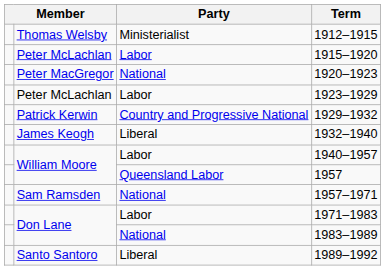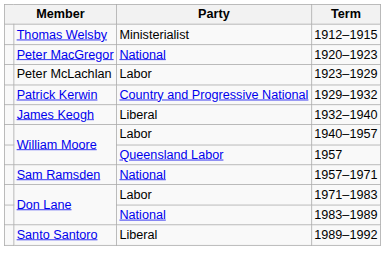- row: (346, 54)
